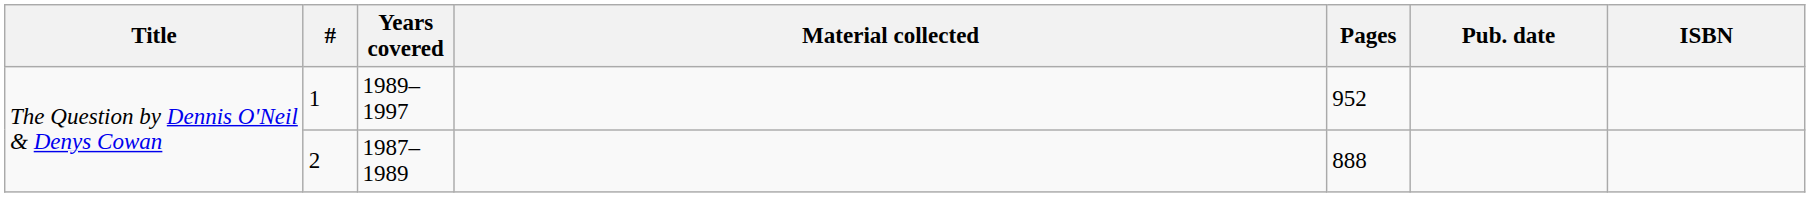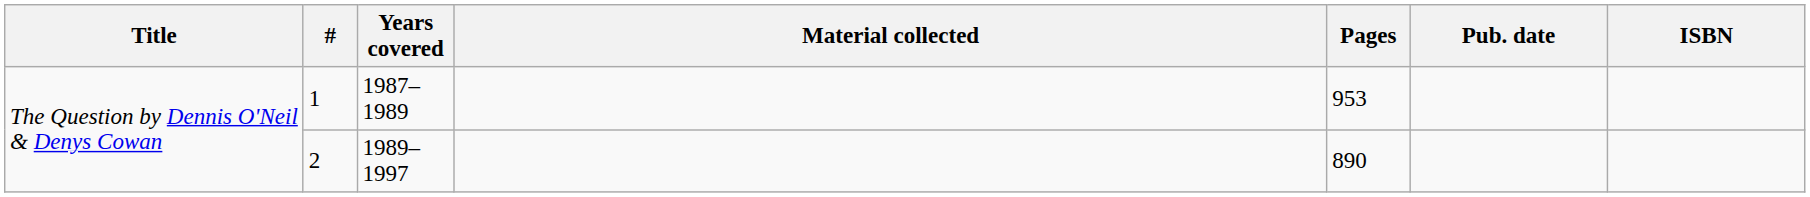(391, 98) 1989–1997 -> (391, 98) 1987–1989
(1350, 98) 952 -> (1350, 98) 953
(391, 160) 1987–1989 -> (391, 160) 1989–1997
(1350, 160) 888 -> (1350, 160) 890
